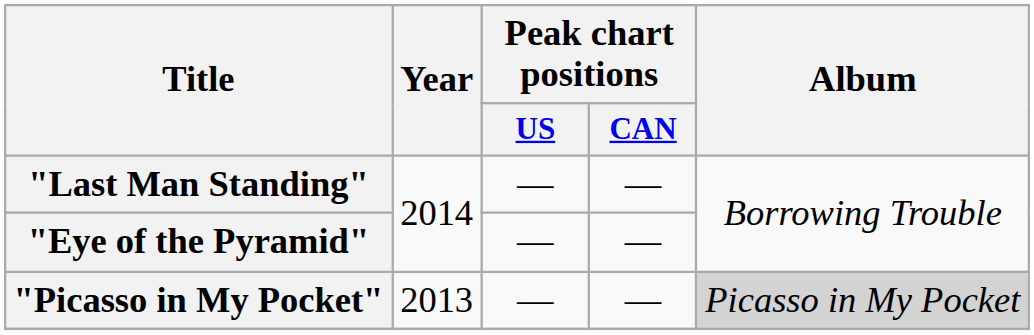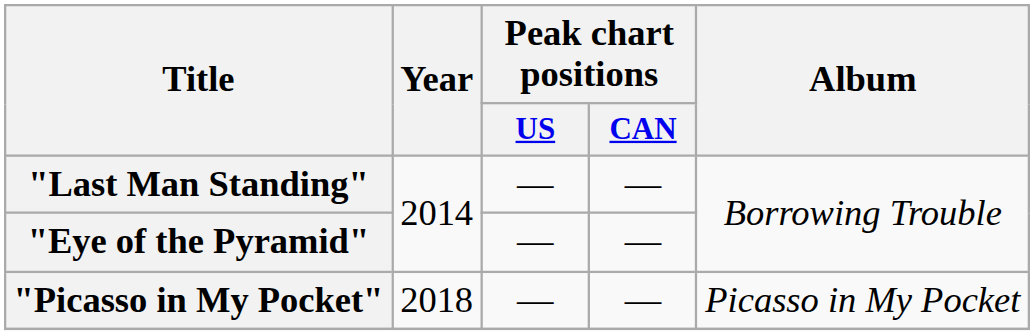(437, 299) 2013 -> (437, 299) 2018
(863, 299) lightgrey background -> (863, 299) no background
